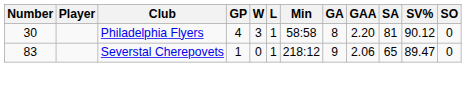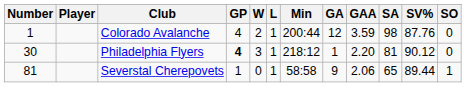+ row: (155, 33)
(238, 33) normal -> (238, 52) bold
(301, 33) 58:58 -> (301, 52) 218:12
(335, 33) 8 -> (335, 52) 1
(30, 52) 83 -> (30, 71) 81
(301, 52) 218:12 -> (301, 71) 58:58
(420, 52) 89.47 -> (420, 71) 89.44
(449, 52) 0 -> (449, 71) 1
